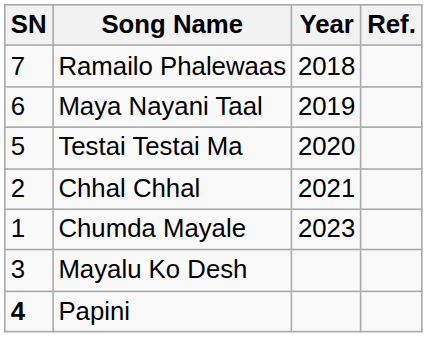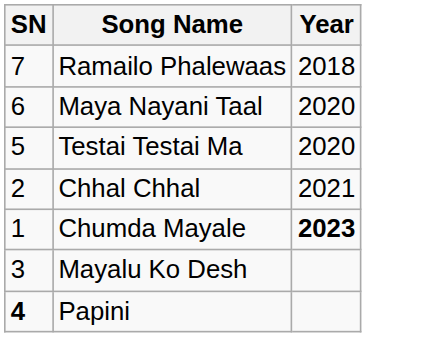- column: (391, 24)
(327, 106) 2019 -> (327, 106) 2020
(327, 229) normal -> (327, 229) bold
